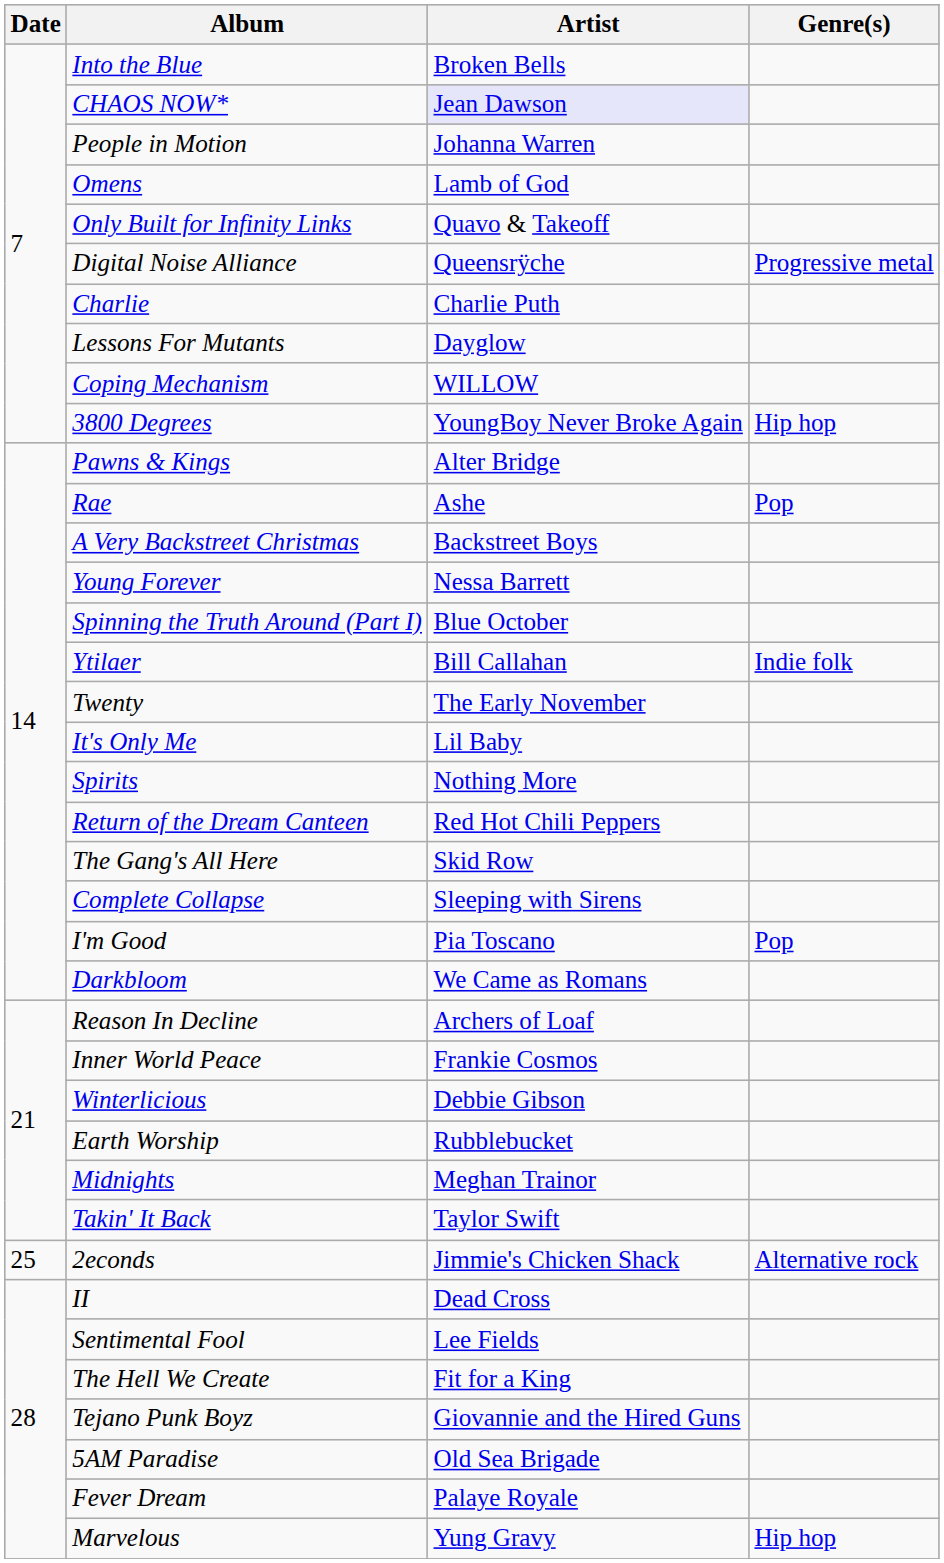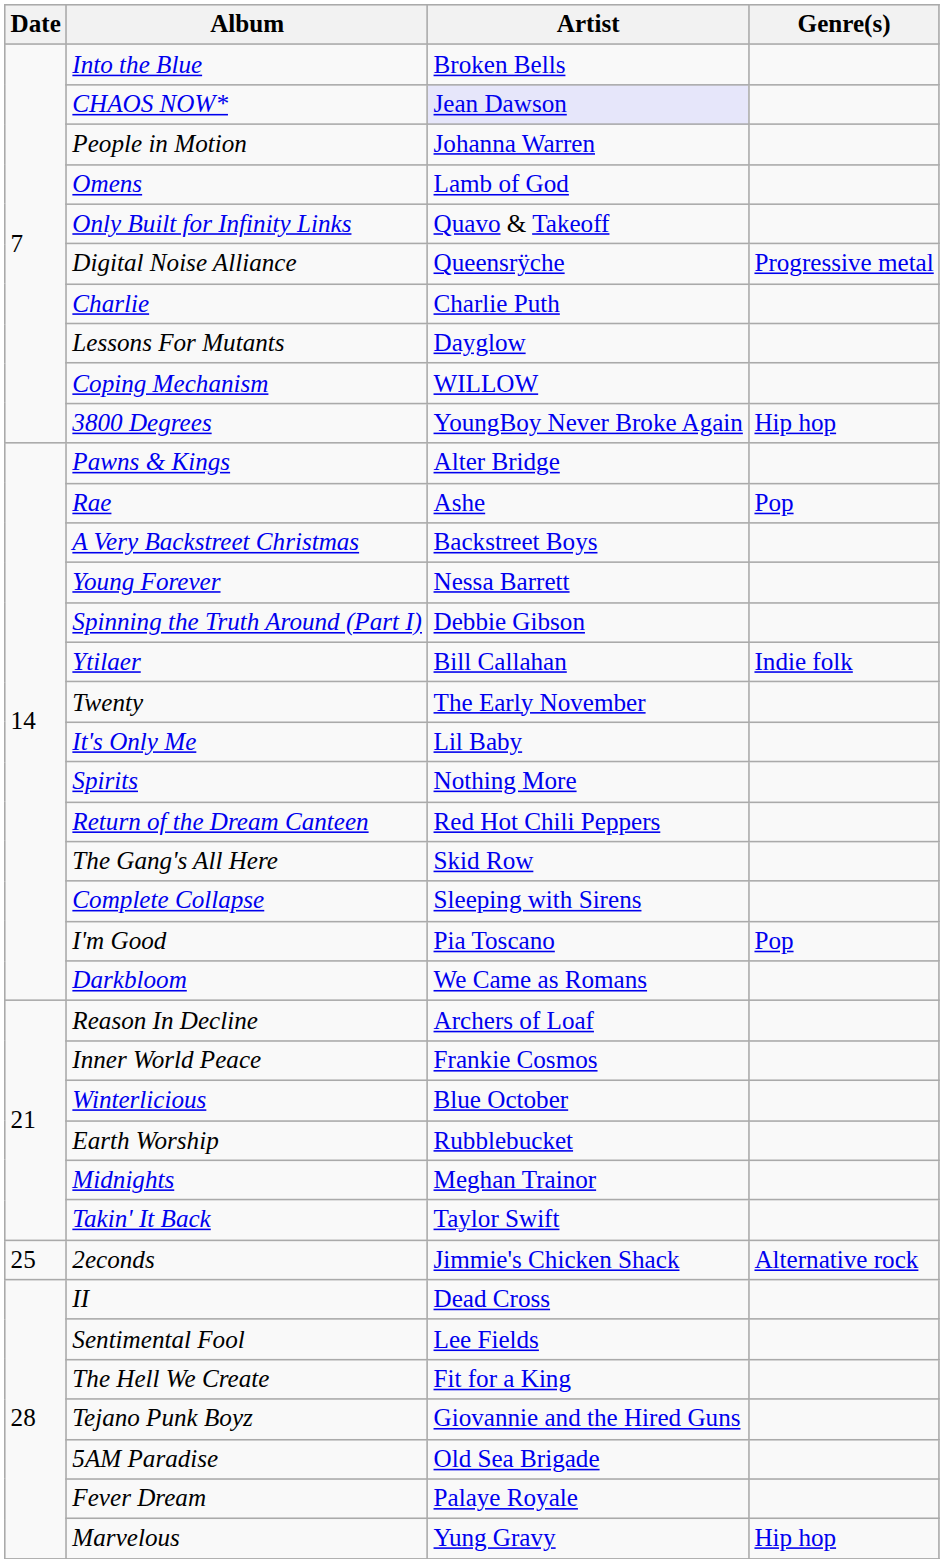(501, 622) Blue October -> (509, 622) Debbie Gibson
(509, 1100) Debbie Gibson -> (501, 1100) Blue October
